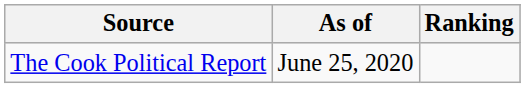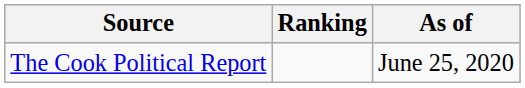columns swapped: (469, 23) <-> (345, 23)
